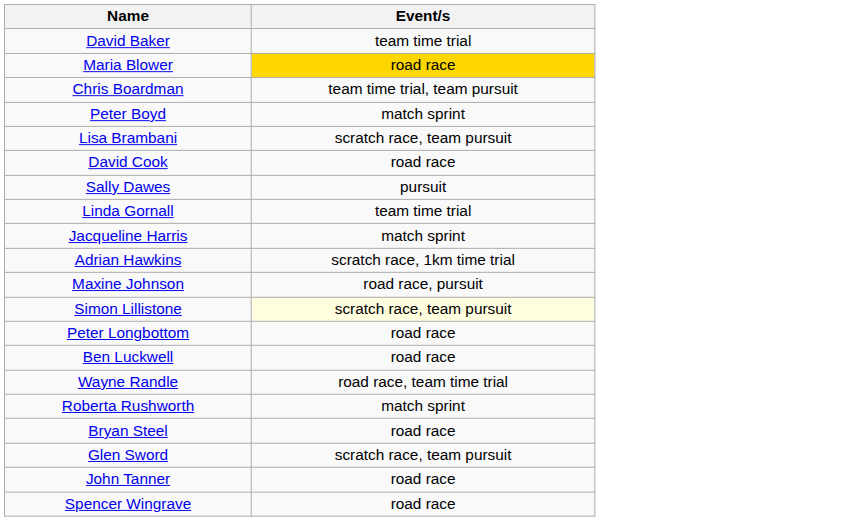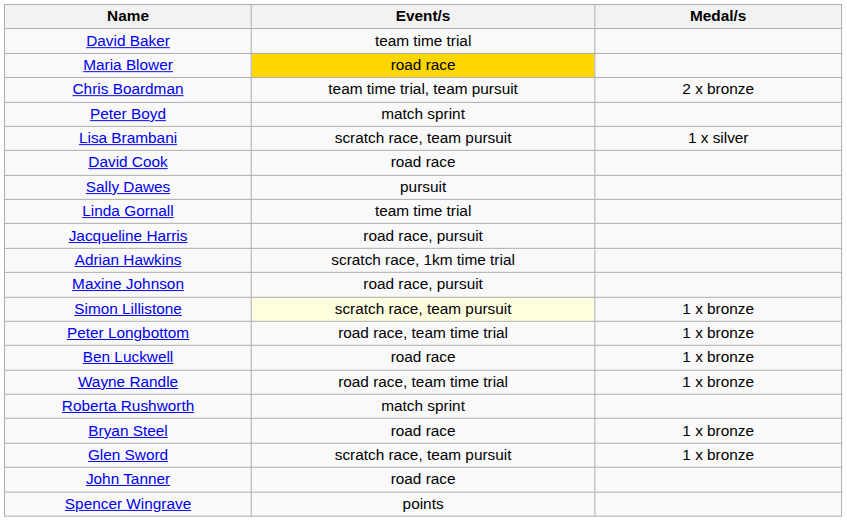+ column: (718, 16)
(423, 235) match sprint -> (423, 235) road race, pursuit
(423, 333) road race -> (423, 333) road race, team time trial
(423, 503) road race -> (423, 503) points
